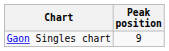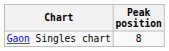(139, 39) 9 -> (139, 39) 8
